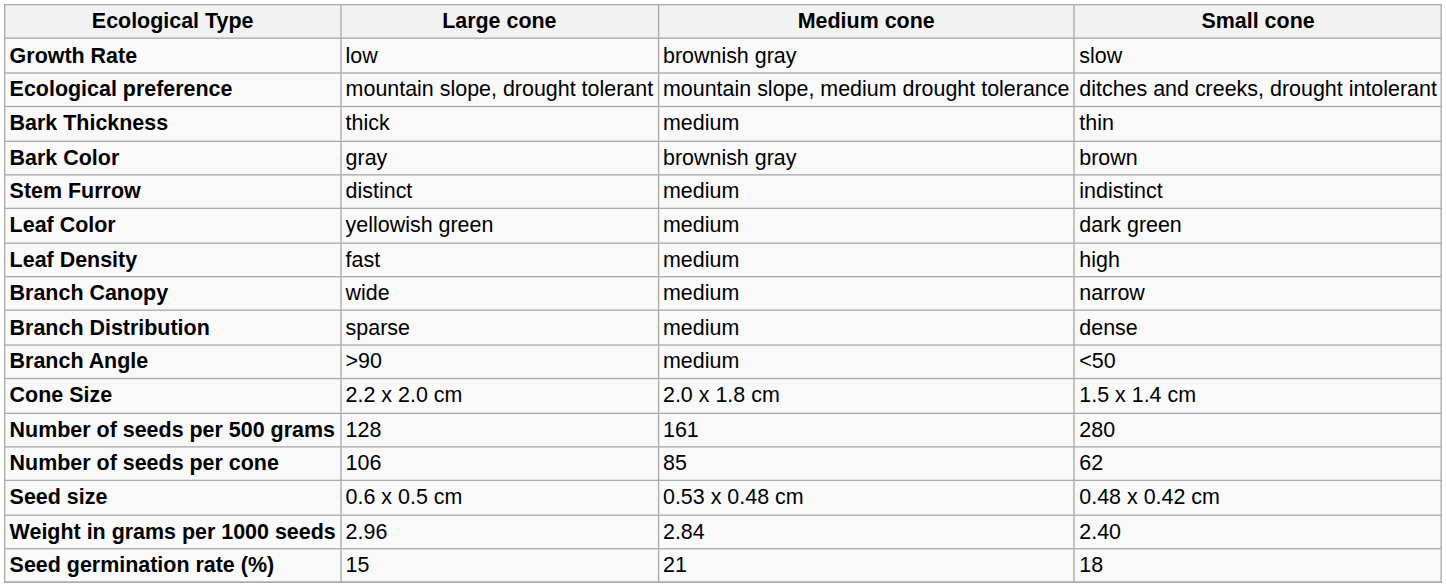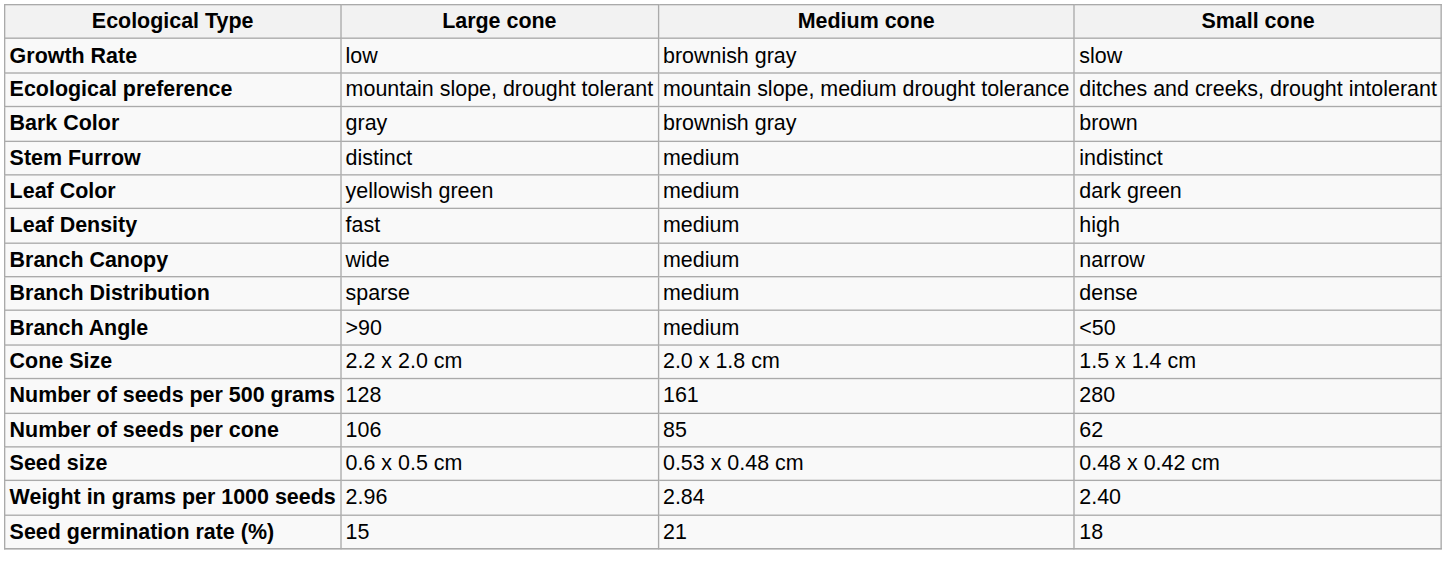- row: (89, 123)
